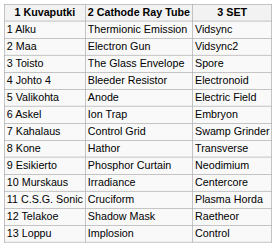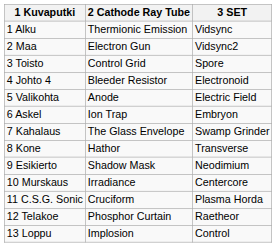(136, 64) The Glass Envelope -> (117, 64) Control Grid
(117, 132) Control Grid -> (136, 132) The Glass Envelope
(130, 166) Phosphor Curtain -> (121, 166) Shadow Mask
(121, 217) Shadow Mask -> (130, 217) Phosphor Curtain
